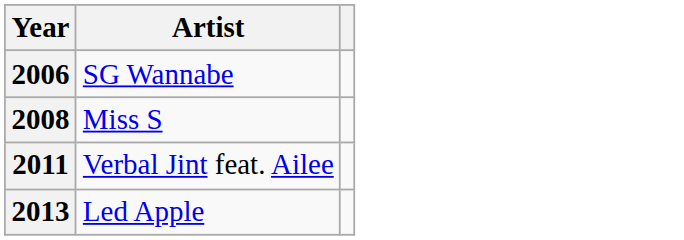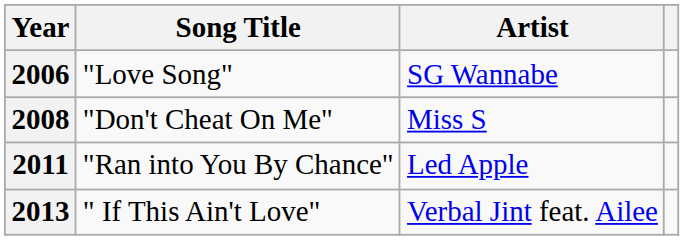+ column: (238, 27)
(208, 165) Verbal Jint feat. Ailee -> (468, 165) Led Apple
(144, 211) Led Apple -> (532, 211) Verbal Jint feat. Ailee
